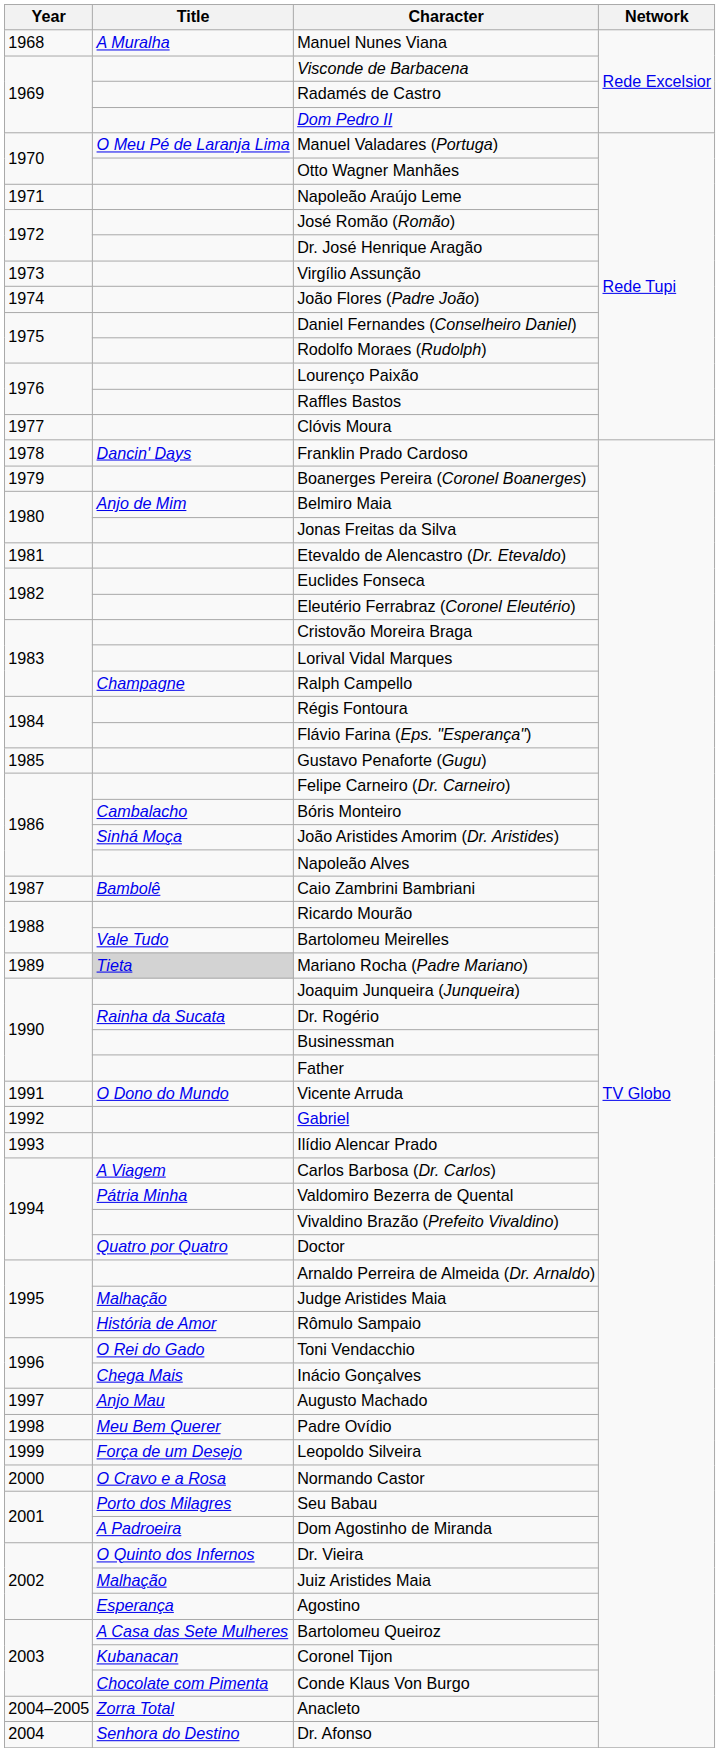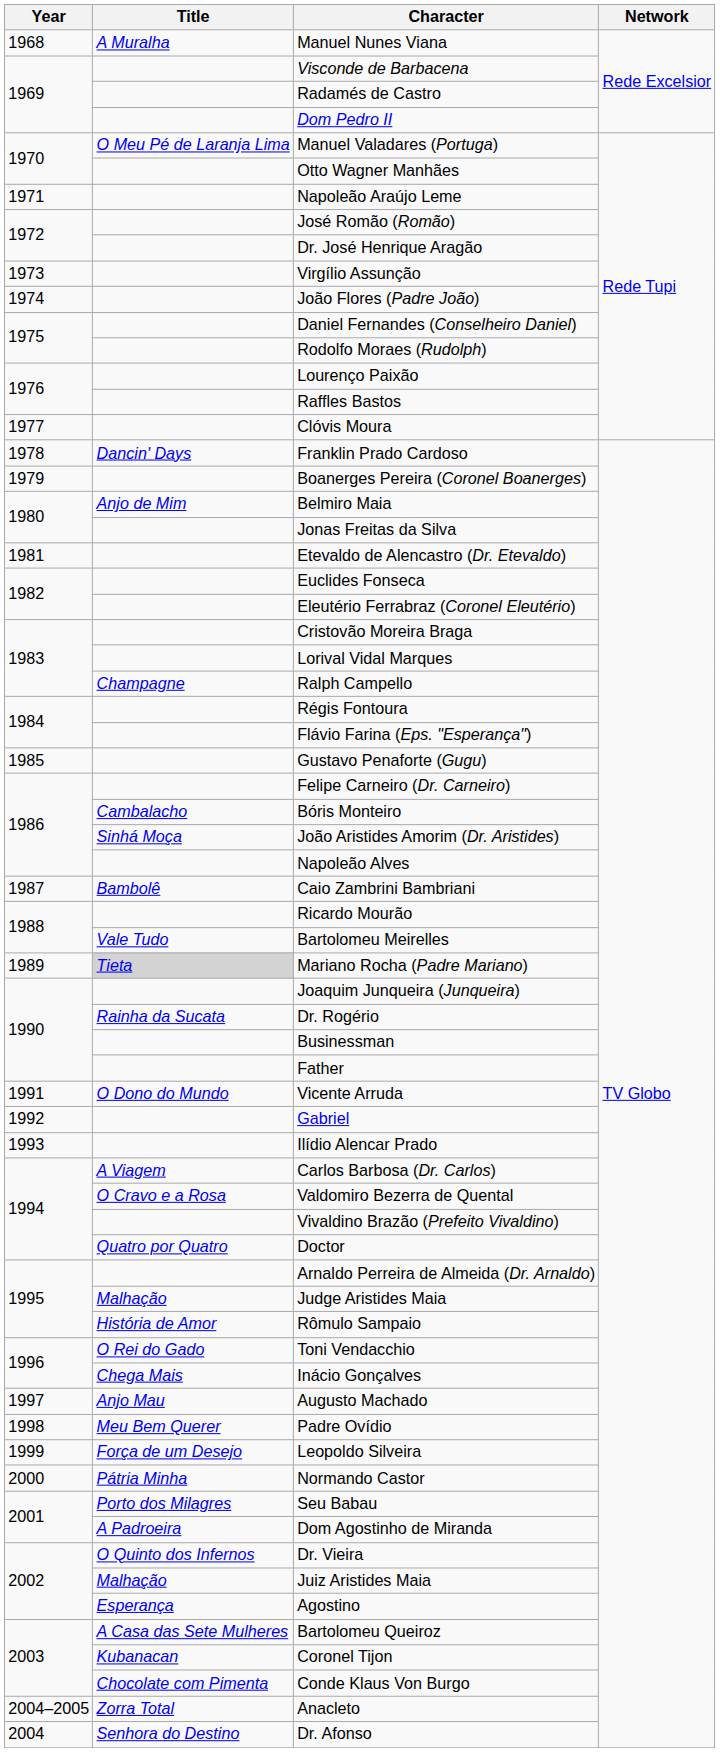(142, 1196) Pátria Minha -> (161, 1196) O Cravo e a Rosa
(161, 1478) O Cravo e a Rosa -> (142, 1478) Pátria Minha
